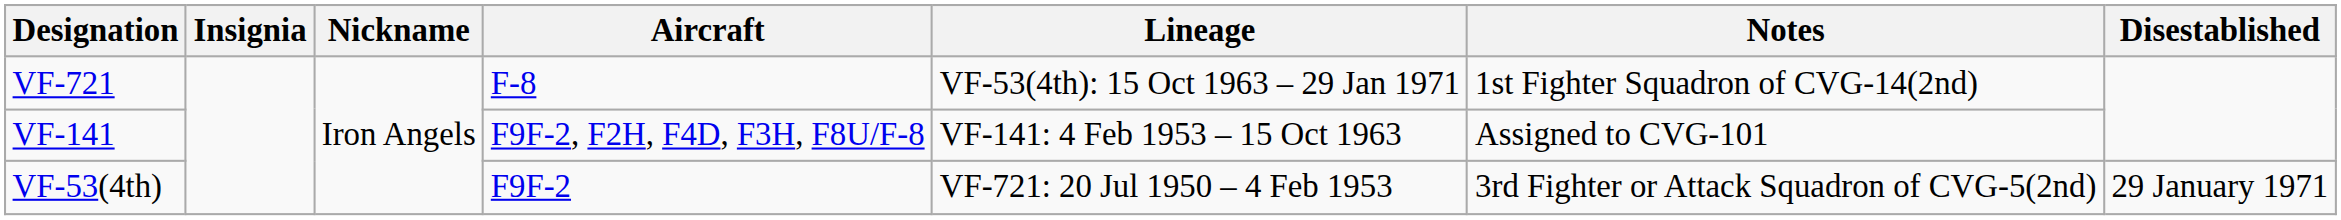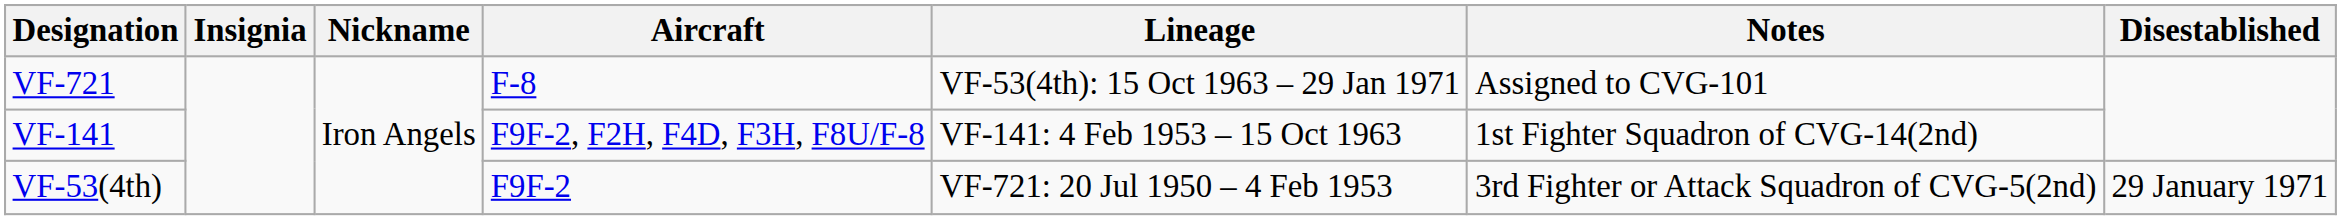(1727, 82) 1st Fighter Squadron of CVG-14(2nd) -> (1622, 82) Assigned to CVG-101
(1622, 134) Assigned to CVG-101 -> (1727, 134) 1st Fighter Squadron of CVG-14(2nd)
